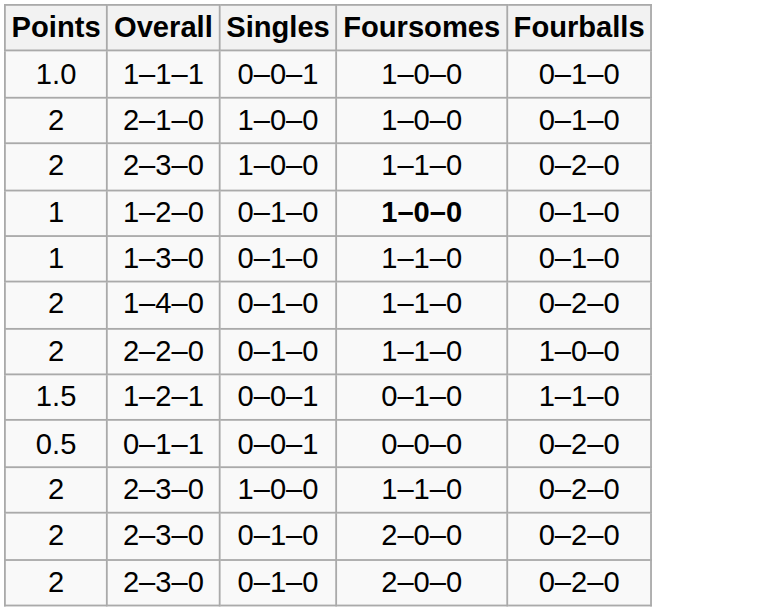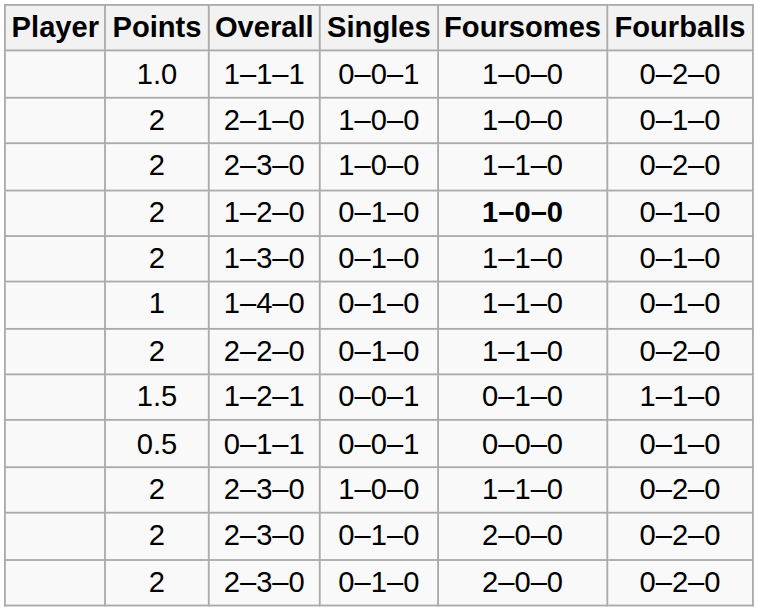+ column: (55, 27)
(579, 73) 0–1–0 -> (680, 73) 0–2–0
(56, 212) 1 -> (157, 212) 2
(56, 258) 1 -> (157, 258) 2
(56, 304) 2 -> (157, 304) 1
(579, 304) 0–2–0 -> (680, 304) 0–1–0
(579, 350) 1–0–0 -> (680, 350) 0–2–0
(579, 443) 0–2–0 -> (680, 443) 0–1–0
